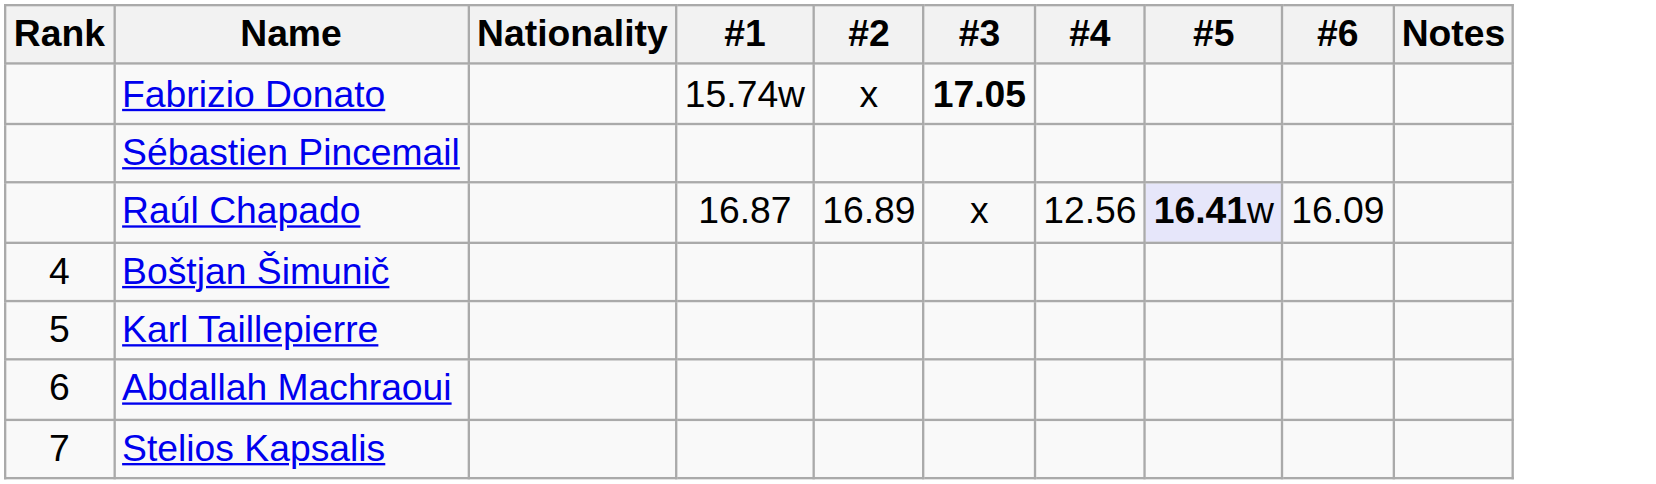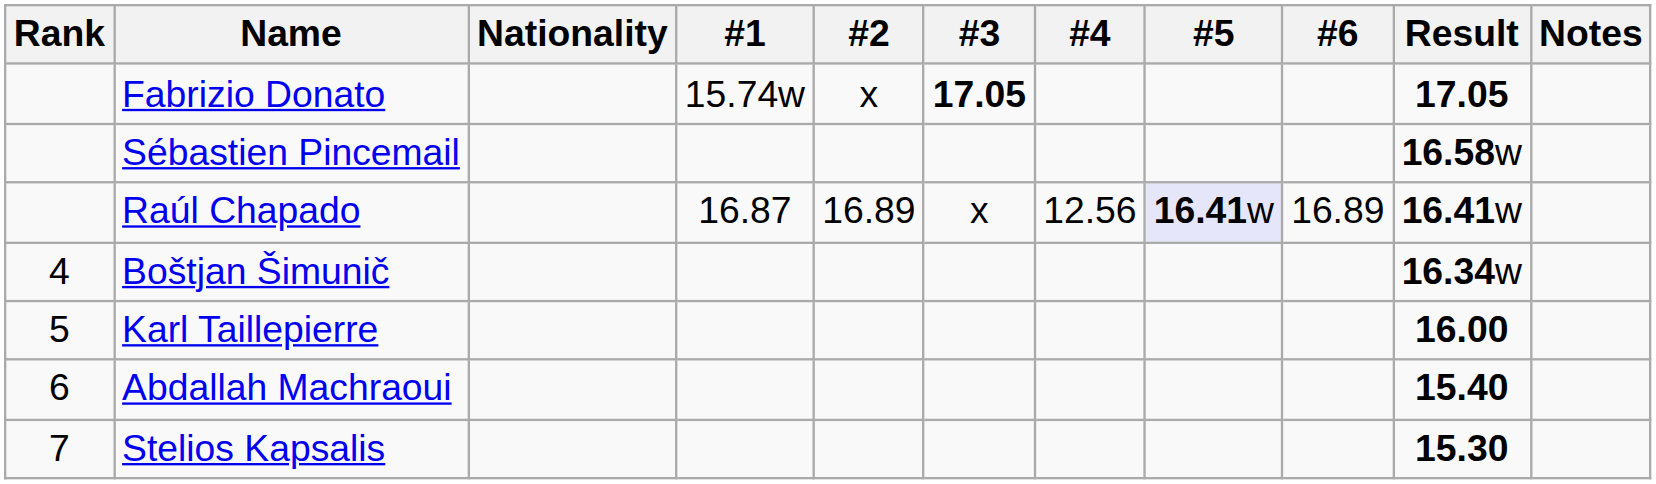+ column: (1462, 34)
(1338, 211) 16.09 -> (1338, 211) 16.89
